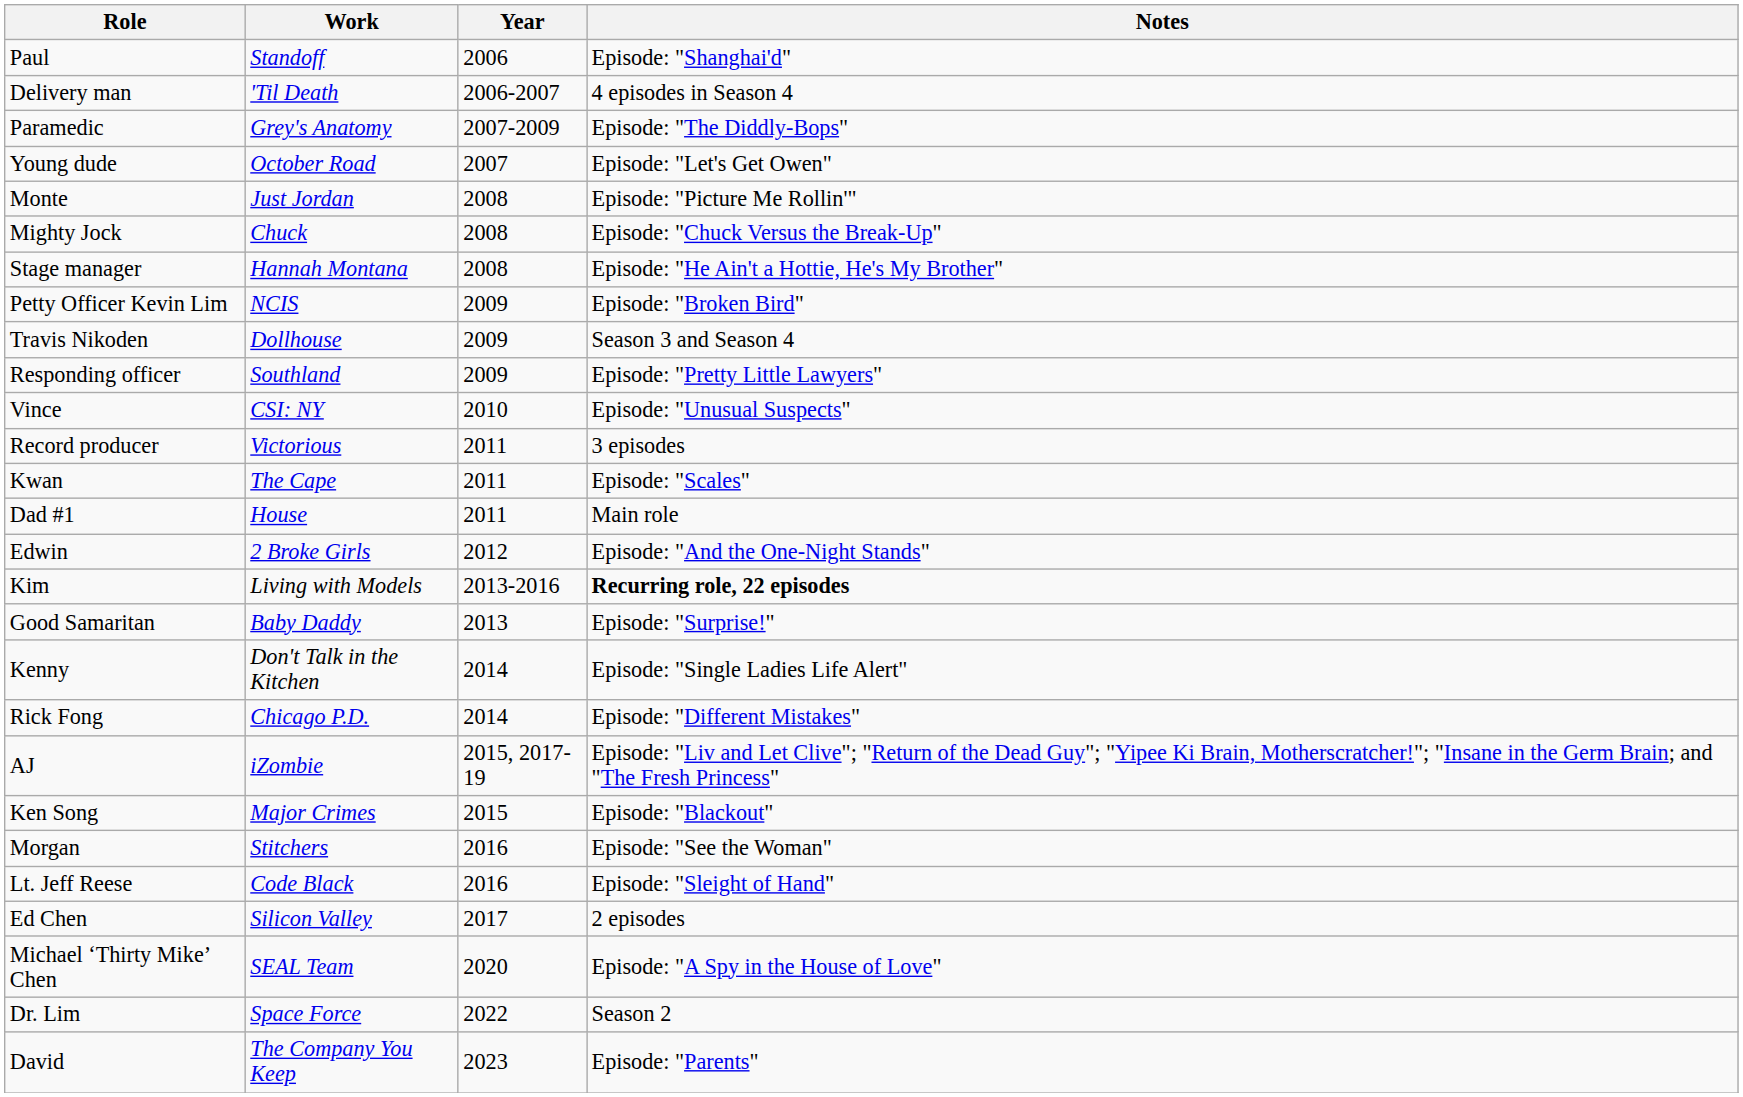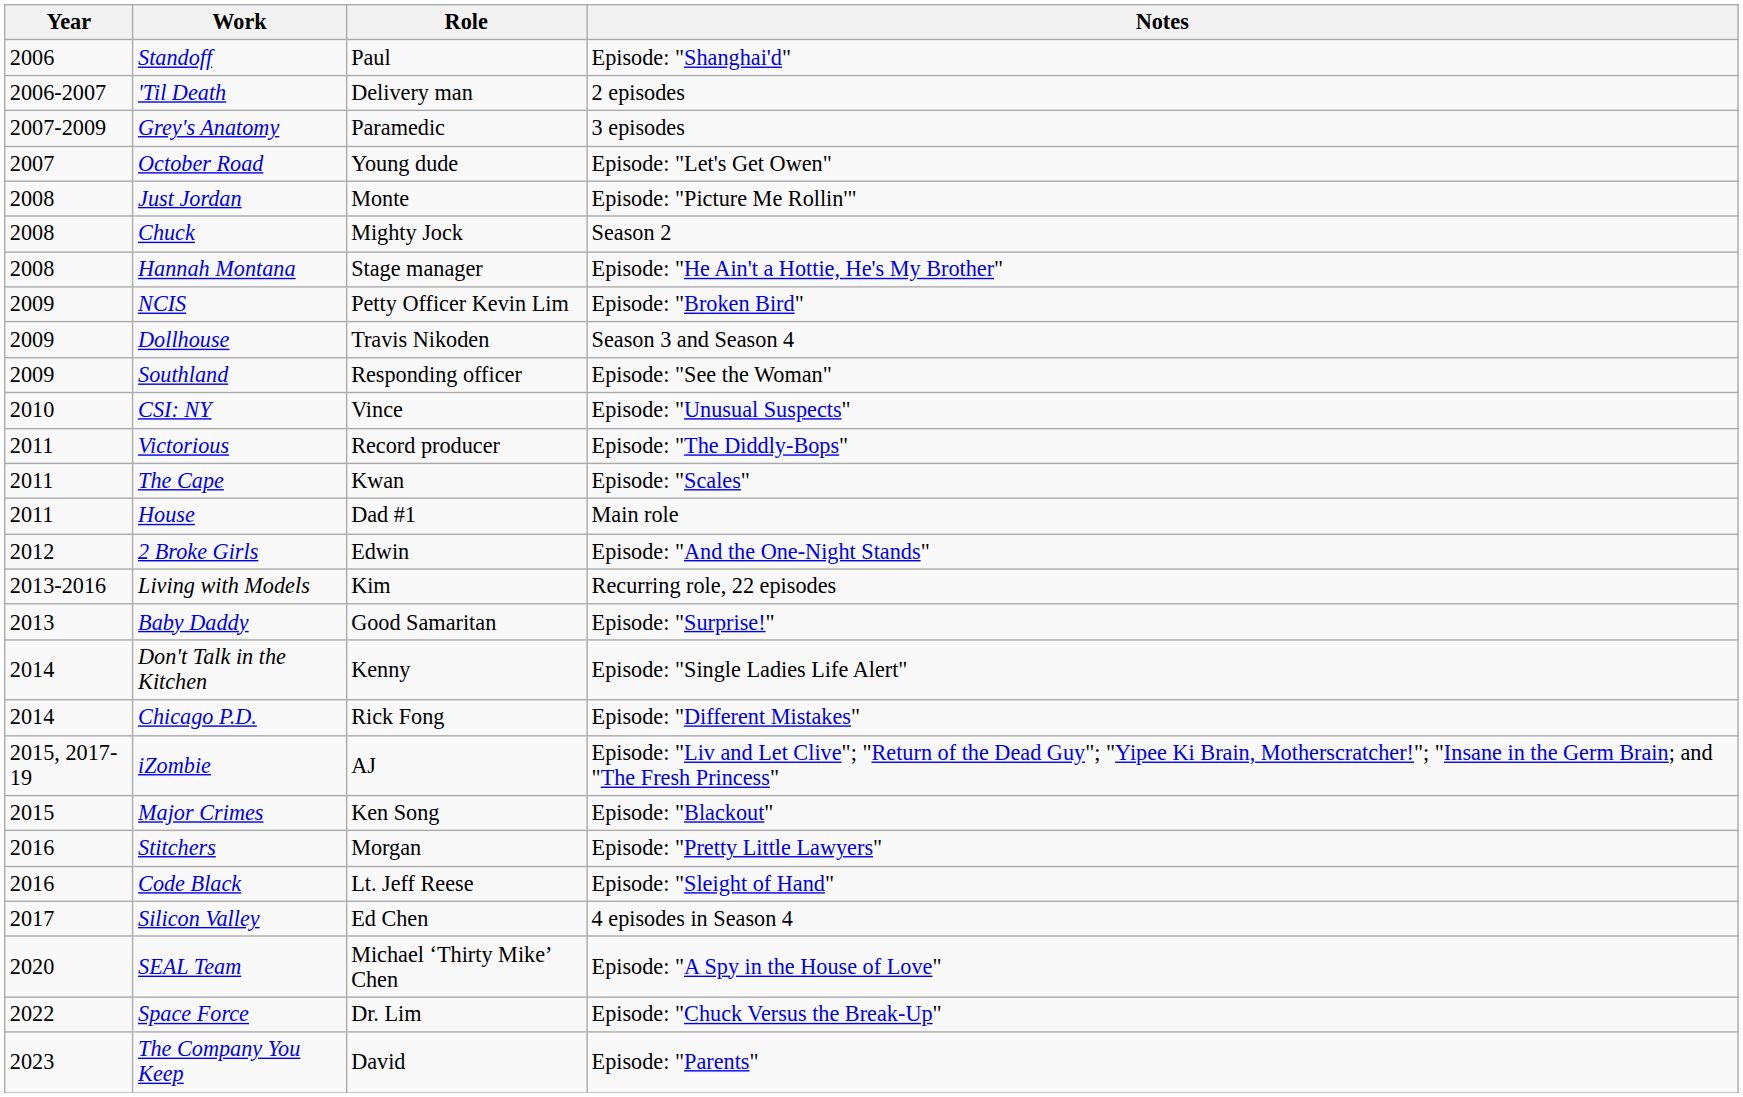columns swapped: (522, 22) <-> (125, 22)
(692, 92) 4 episodes in Season 4 -> (638, 92) 2 episodes
(720, 127) Episode: "The Diddly-Bops" -> (638, 127) 3 episodes
(767, 233) Episode: "Chuck Versus the Break-Up" -> (631, 233) Season 2
(737, 374) Episode: "Pretty Little Lawyers" -> (712, 374) Episode: "See the Woman"
(638, 445) 3 episodes -> (720, 445) Episode: "The Diddly-Bops"
(720, 586) bold -> (714, 586) normal
(712, 848) Episode: "See the Woman" -> (737, 848) Episode: "Pretty Little Lawyers"
(638, 918) 2 episodes -> (692, 918) 4 episodes in Season 4
(631, 1014) Season 2 -> (767, 1014) Episode: "Chuck Versus the Break-Up"
